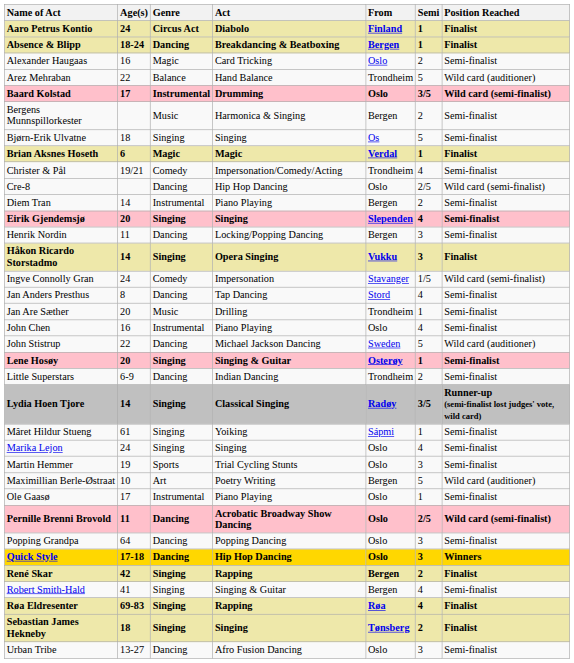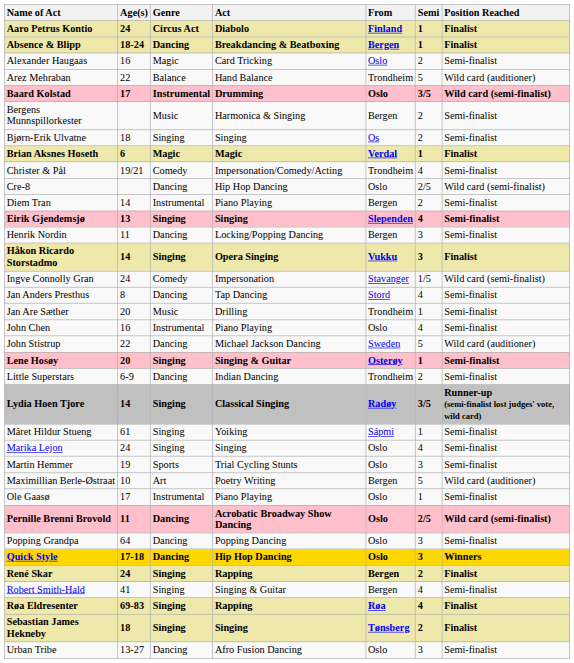(420, 137) 5 -> (420, 137) 2
(125, 219) 20 -> (125, 219) 13
(125, 573) 42 -> (125, 573) 24
